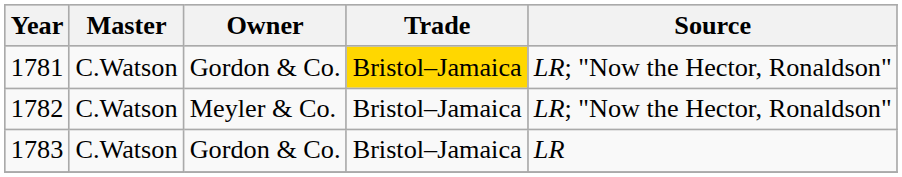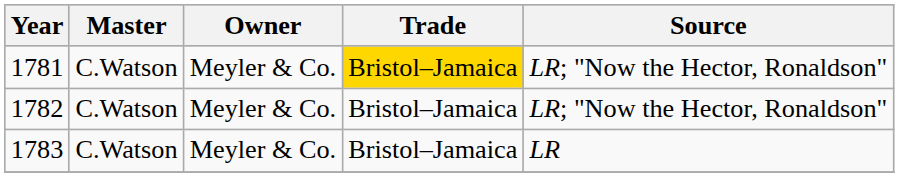(265, 66) Gordon & Co. -> (263, 66) Meyler & Co.
(265, 150) Gordon & Co. -> (263, 150) Meyler & Co.
